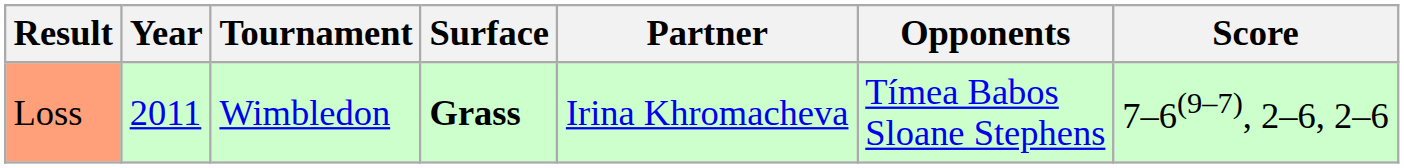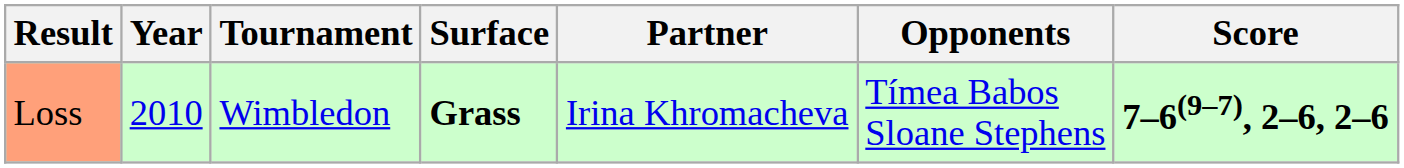(165, 111) 2011 -> (166, 111) 2010
(1255, 111) normal -> (1256, 111) bold
